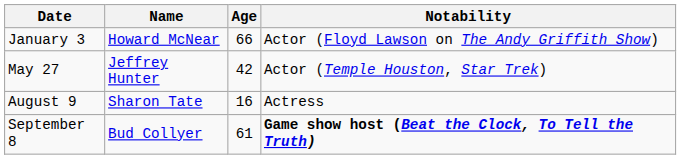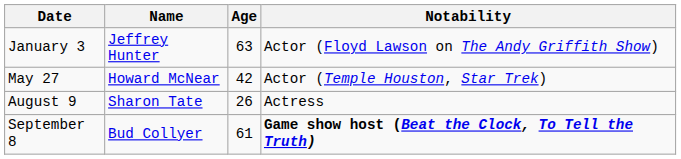(164, 40) Howard McNear -> (138, 48) Jeffrey Hunter
(244, 40) 66 -> (244, 48) 63
(138, 71) Jeffrey Hunter -> (164, 79) Howard McNear
(244, 103) 16 -> (244, 103) 26
